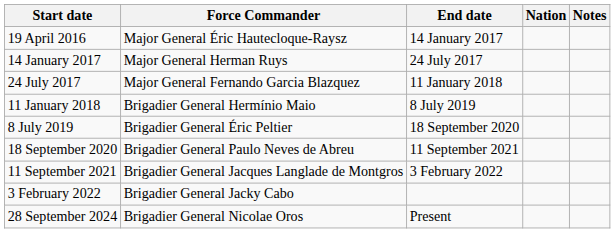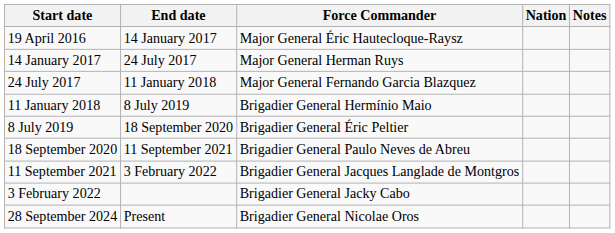columns swapped: (464, 15) <-> (263, 15)
